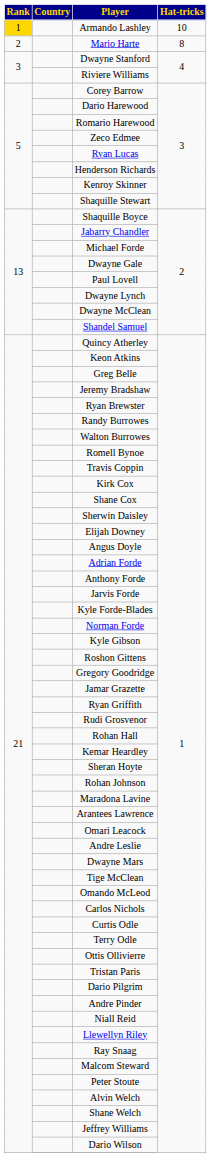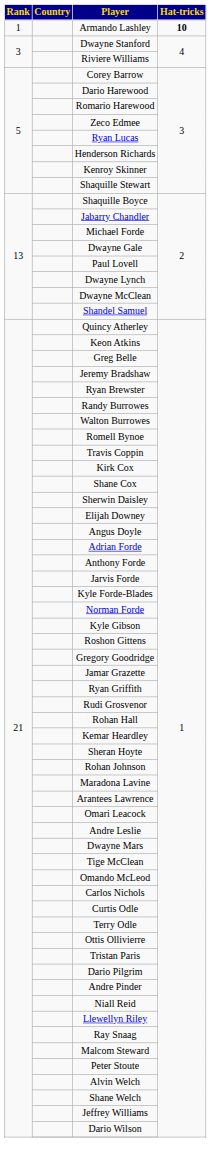(18, 28) gold background -> (18, 28) no background
(182, 28) normal -> (182, 28) bold
- row: (115, 43)
